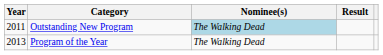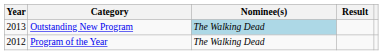(16, 27) 2011 -> (16, 27) 2013
(16, 42) 2013 -> (16, 42) 2012
